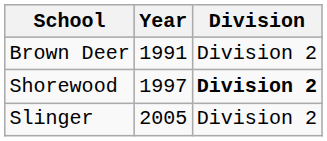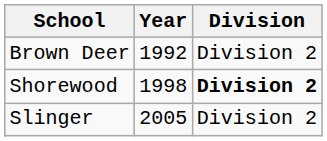(163, 54) 1991 -> (163, 54) 1992
(163, 86) 1997 -> (163, 86) 1998
